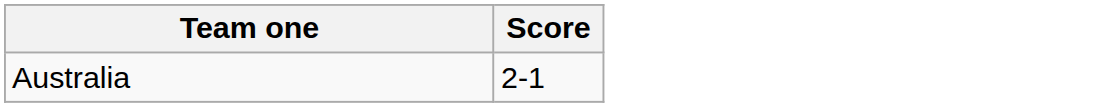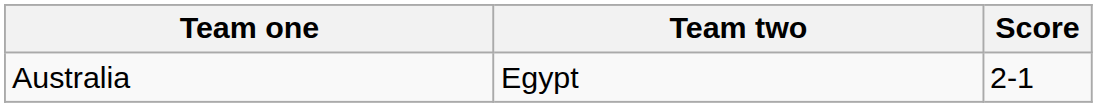+ column: (738, 28)
